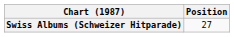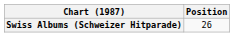(207, 25) 27 -> (207, 25) 26
